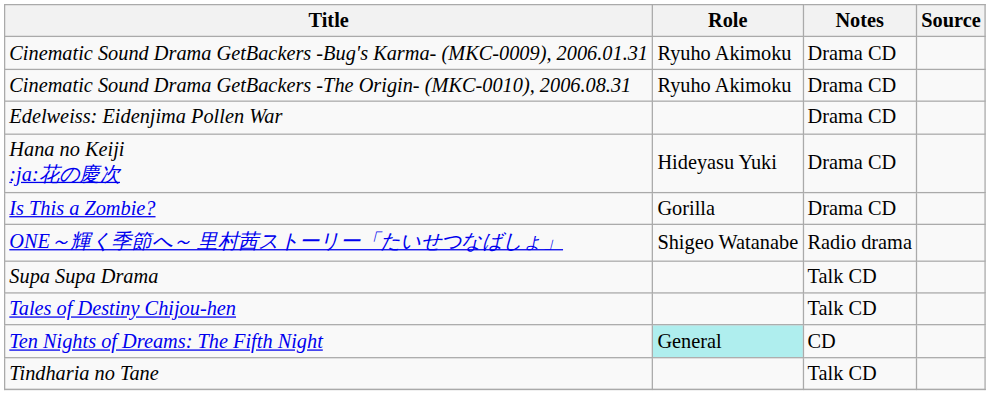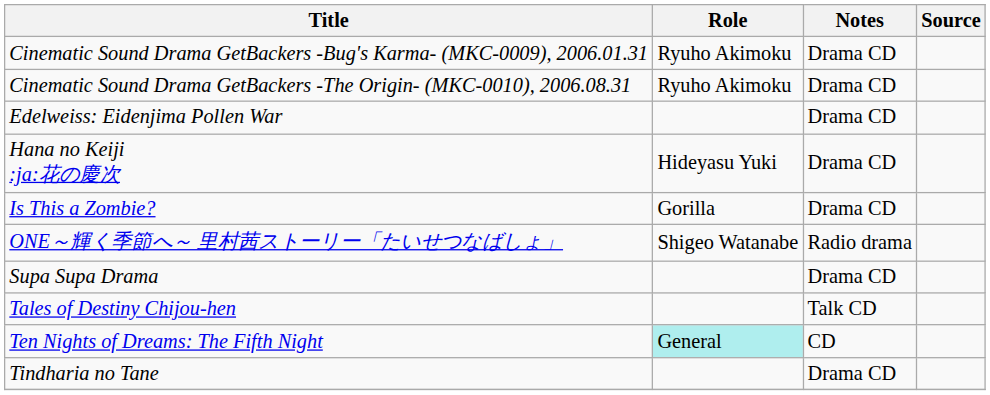(842, 276) Talk CD -> (852, 276) Drama CD
(842, 373) Talk CD -> (852, 373) Drama CD
